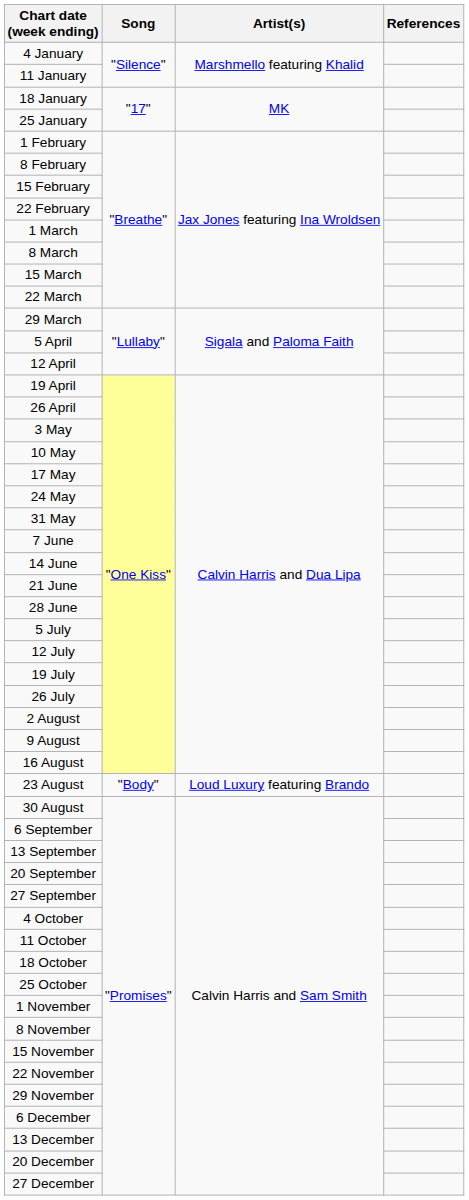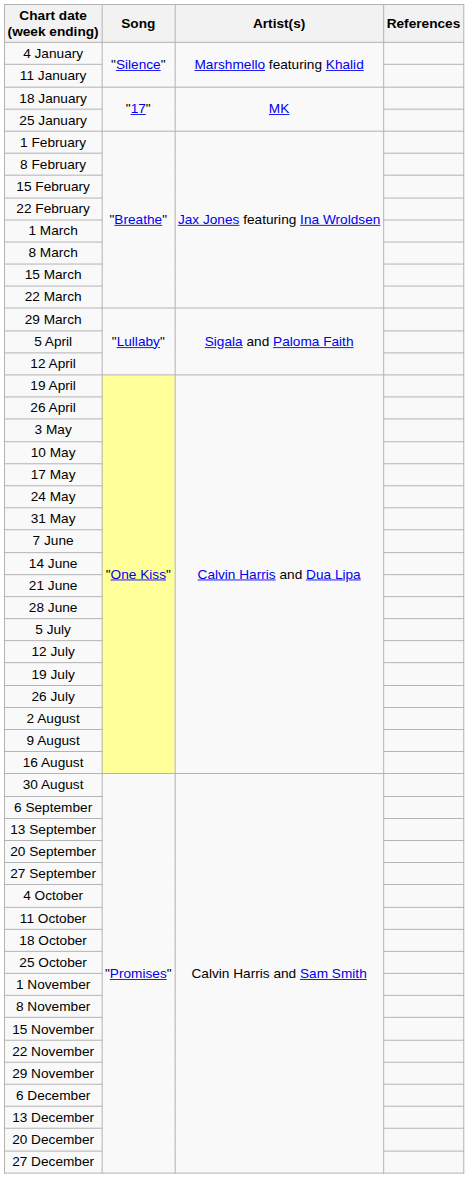- row: (53, 784)
